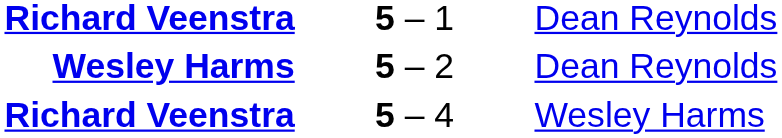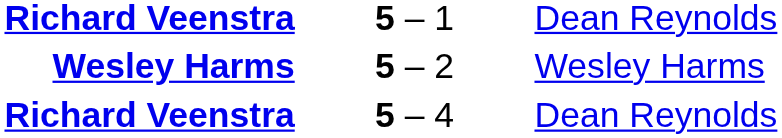(656, 66) Dean Reynolds -> (650, 66) Wesley Harms
(650, 115) Wesley Harms -> (656, 115) Dean Reynolds
